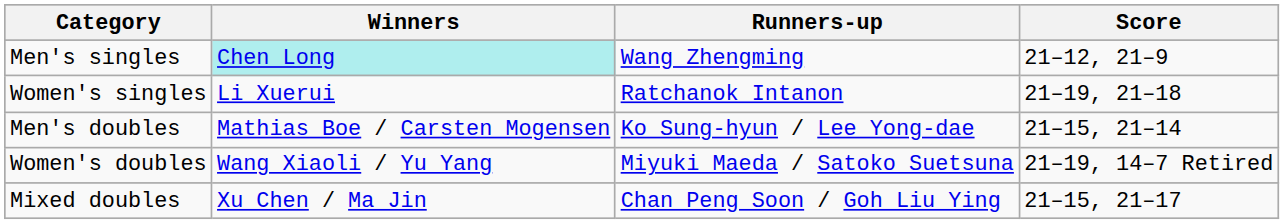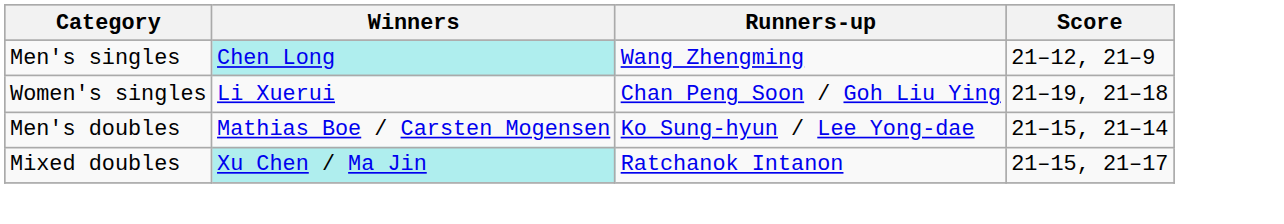(732, 94) Ratchanok Intanon -> (811, 94) Chan Peng Soon / Goh Liu Ying
- row: (108, 165)
(322, 201) no background -> (322, 165) paleturquoise background
(811, 201) Chan Peng Soon / Goh Liu Ying -> (732, 165) Ratchanok Intanon
